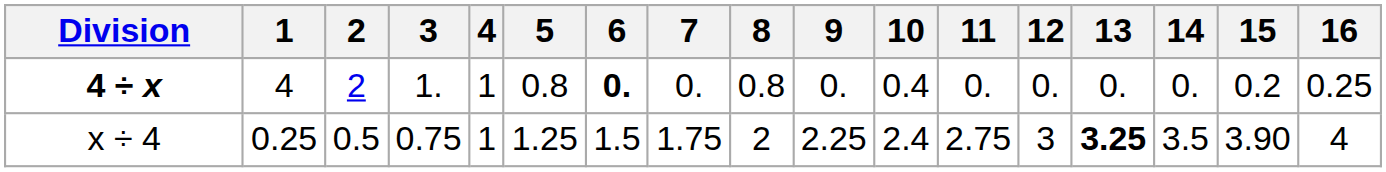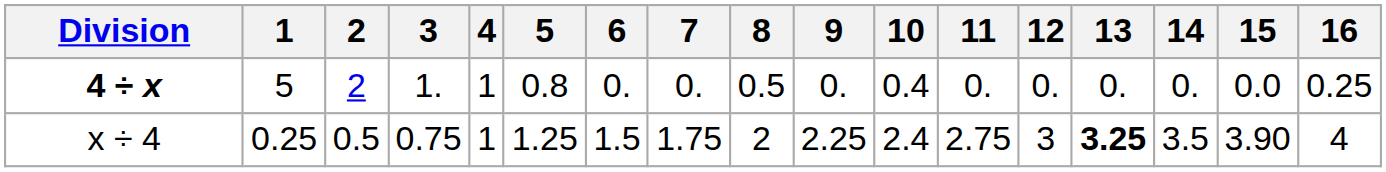(284, 85) 4 -> (284, 85) 5
(617, 85) bold -> (617, 85) normal
(761, 85) 0.8 -> (761, 85) 0.5
(1258, 85) 0.2 -> (1258, 85) 0.0
